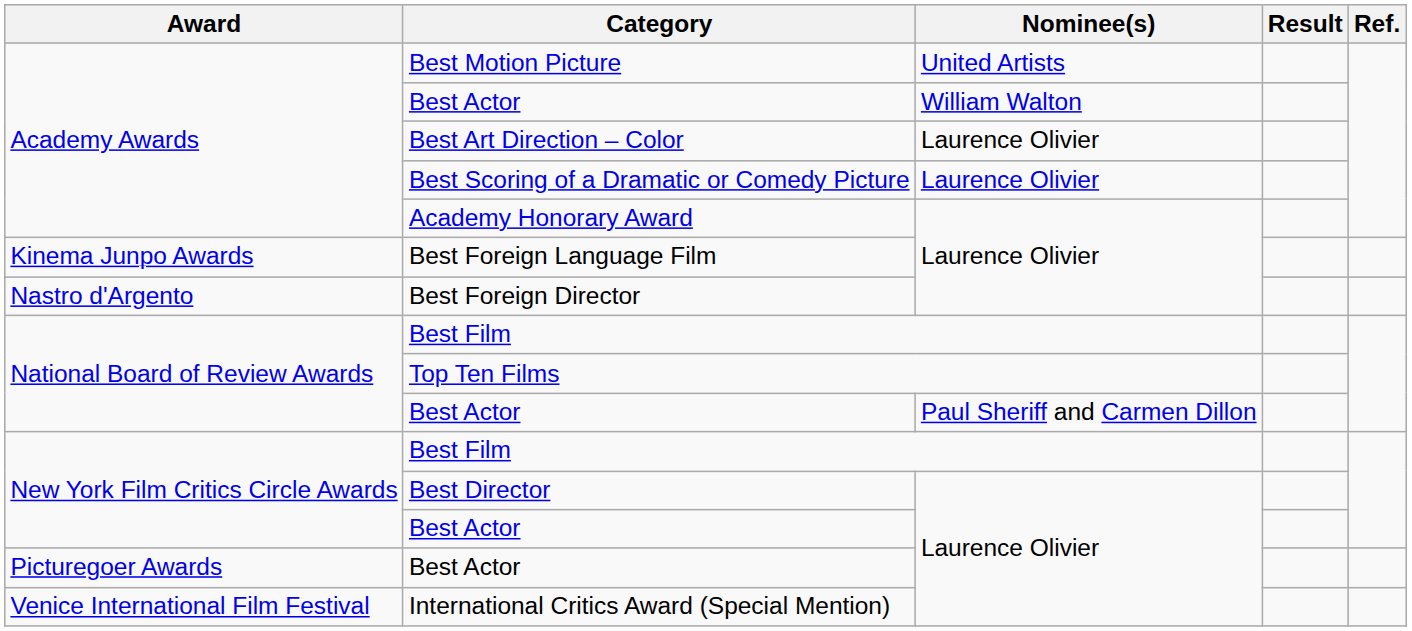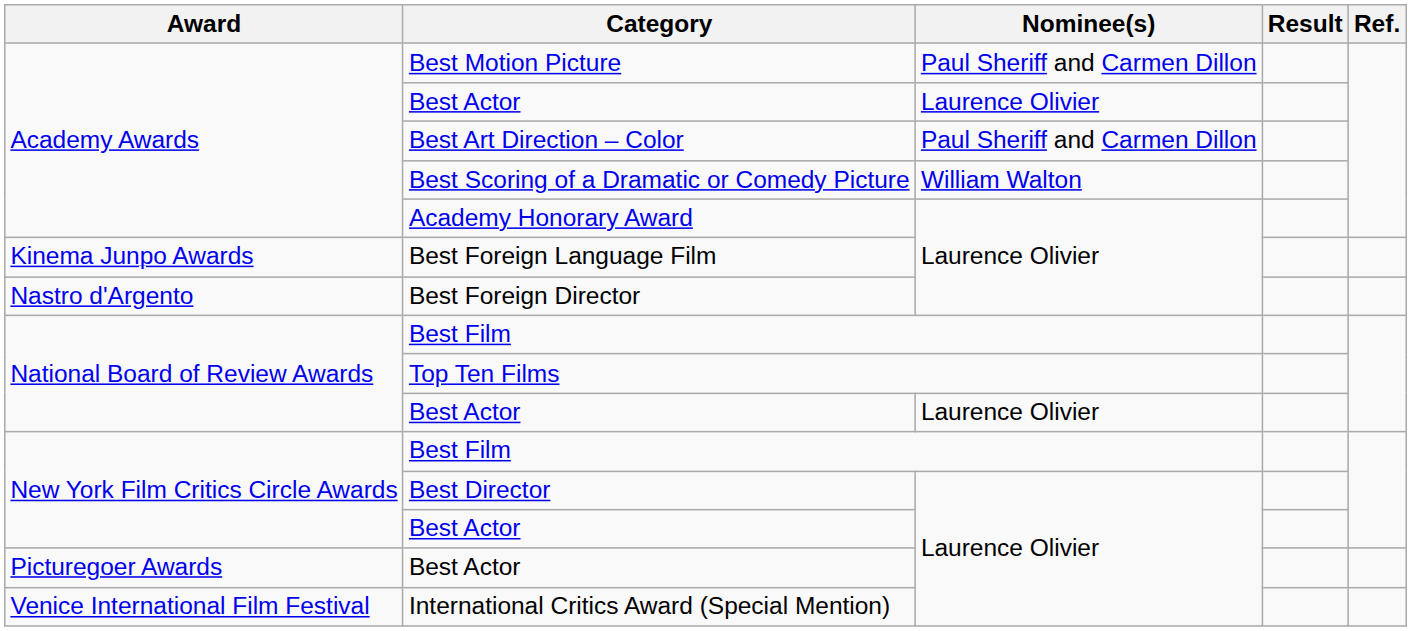(993, 62) United Artists -> (1089, 62) Paul Sheriff and Carmen Dillon
(1001, 101) William Walton -> (1010, 101) Laurence Olivier
(1010, 140) Laurence Olivier -> (1089, 140) Paul Sheriff and Carmen Dillon
(1010, 179) Laurence Olivier -> (1001, 179) William Walton
(1089, 412) Paul Sheriff and Carmen Dillon -> (1010, 412) Laurence Olivier
